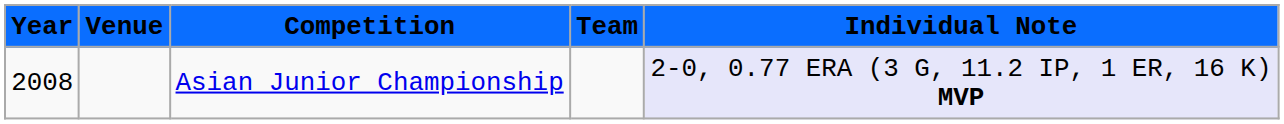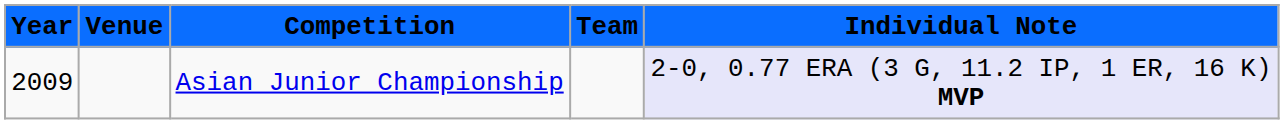(42, 83) 2008 -> (42, 83) 2009
